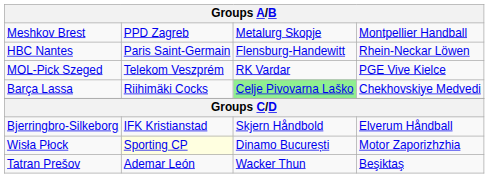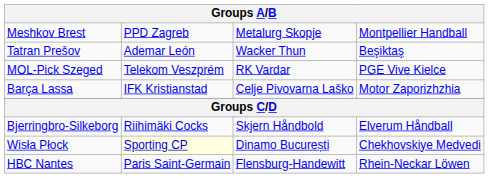rows swapped: (40, 51) <-> (44, 164)
(166, 88) Riihimäki Cocks -> (166, 88) IFK Kristianstad
(295, 88) lightgreen background -> (295, 88) no background
(420, 88) Chekhovskiye Medvedi -> (410, 88) Motor Zaporizhzhia
(166, 126) IFK Kristianstad -> (166, 126) Riihimäki Cocks
(410, 145) Motor Zaporizhzhia -> (420, 145) Chekhovskiye Medvedi
